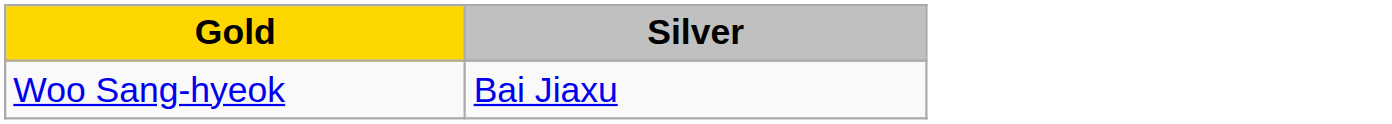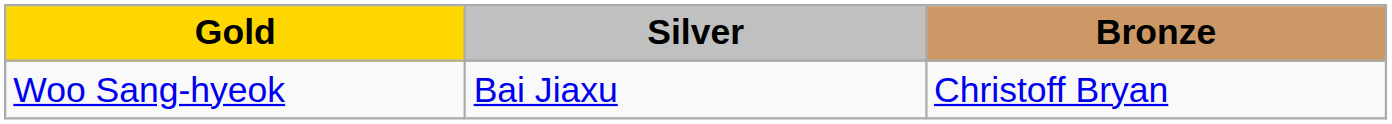+ column: (1156, 32)
